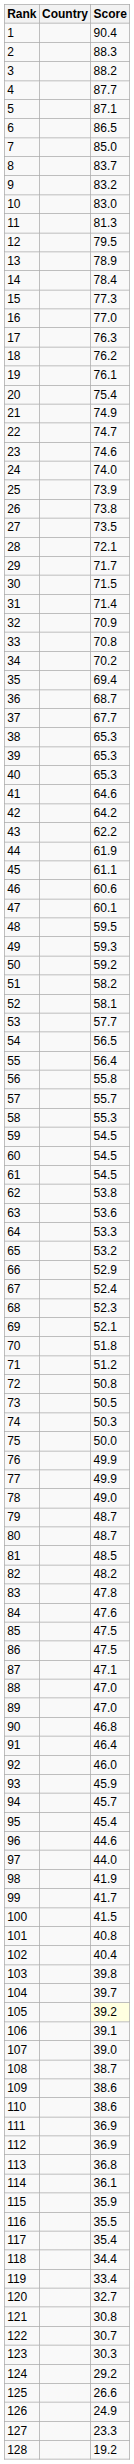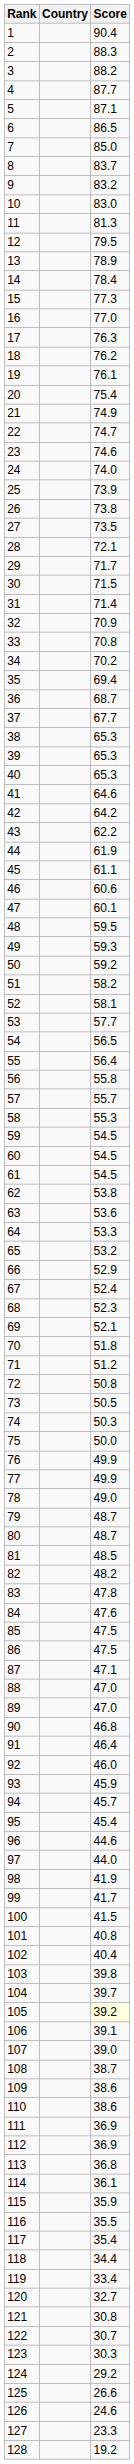(105, 2411) 24.9 -> (105, 2411) 24.6
